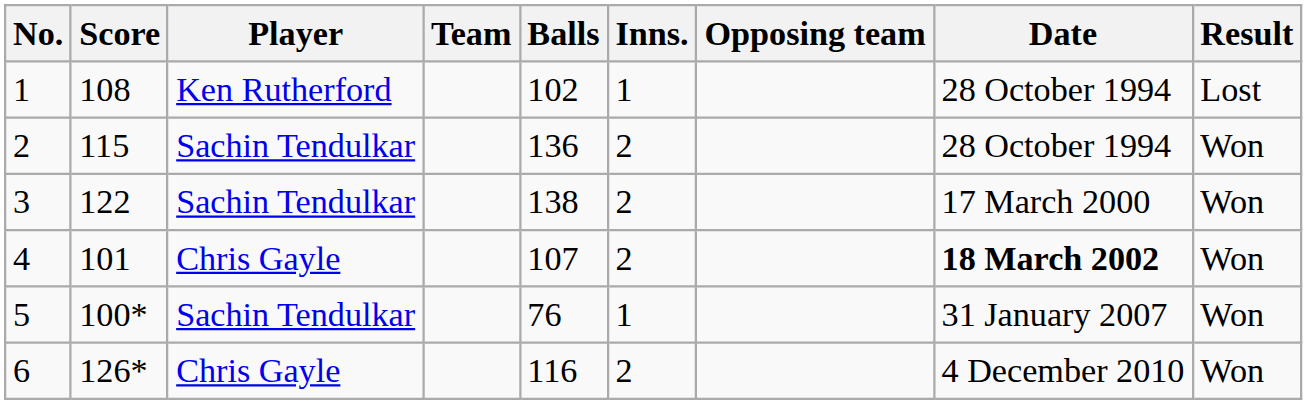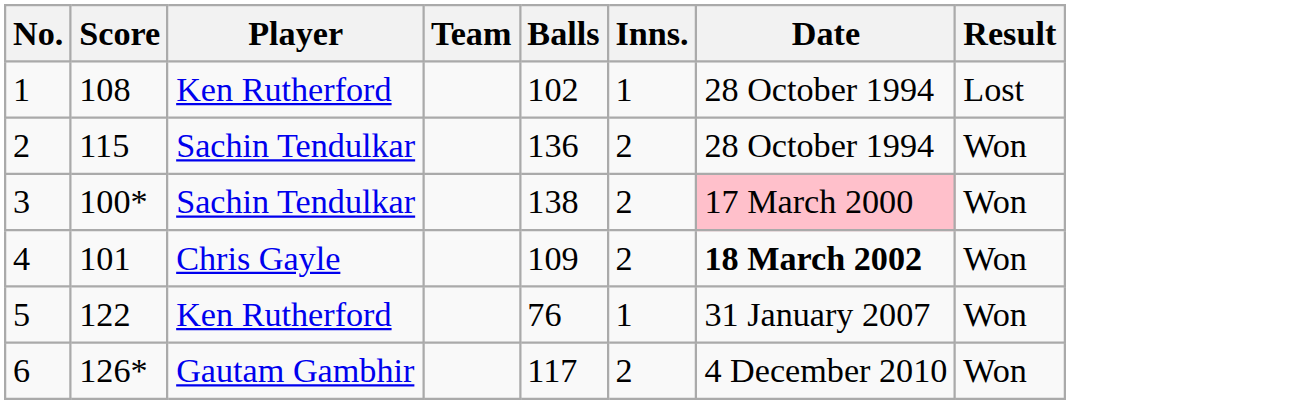- column: (815, 32)
(105, 202) 122 -> (113, 202) 100*
(1046, 202) no background -> (809, 202) pink background
(553, 258) 107 -> (553, 258) 109
(113, 314) 100* -> (105, 314) 122
(296, 314) Sachin Tendulkar -> (284, 314) Ken Rutherford
(258, 371) Chris Gayle -> (295, 371) Gautam Gambhir
(552, 371) 116 -> (552, 371) 117
